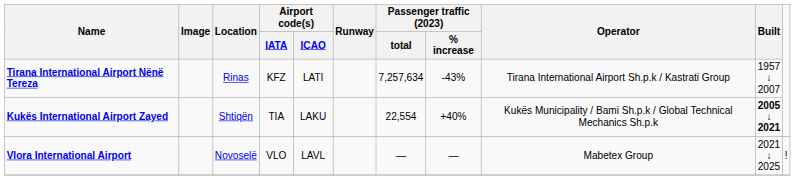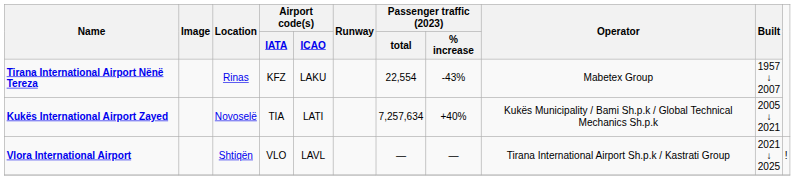(313, 78) LATI -> (313, 78) LAKU
(401, 78) 7,257,634 -> (401, 78) 22,554
(618, 78) Tirana International Airport Sh.p.k / Kastrati Group -> (618, 78) Mabetex Group
(236, 117) Shtiqën -> (236, 117) Novoselë
(313, 117) LAKU -> (313, 117) LATI
(401, 117) 22,554 -> (401, 117) 7,257,634
(769, 117) bold -> (769, 117) normal
(236, 155) Novoselë -> (236, 155) Shtiqën
(618, 155) Mabetex Group -> (618, 155) Tirana International Airport Sh.p.k / Kastrati Group
